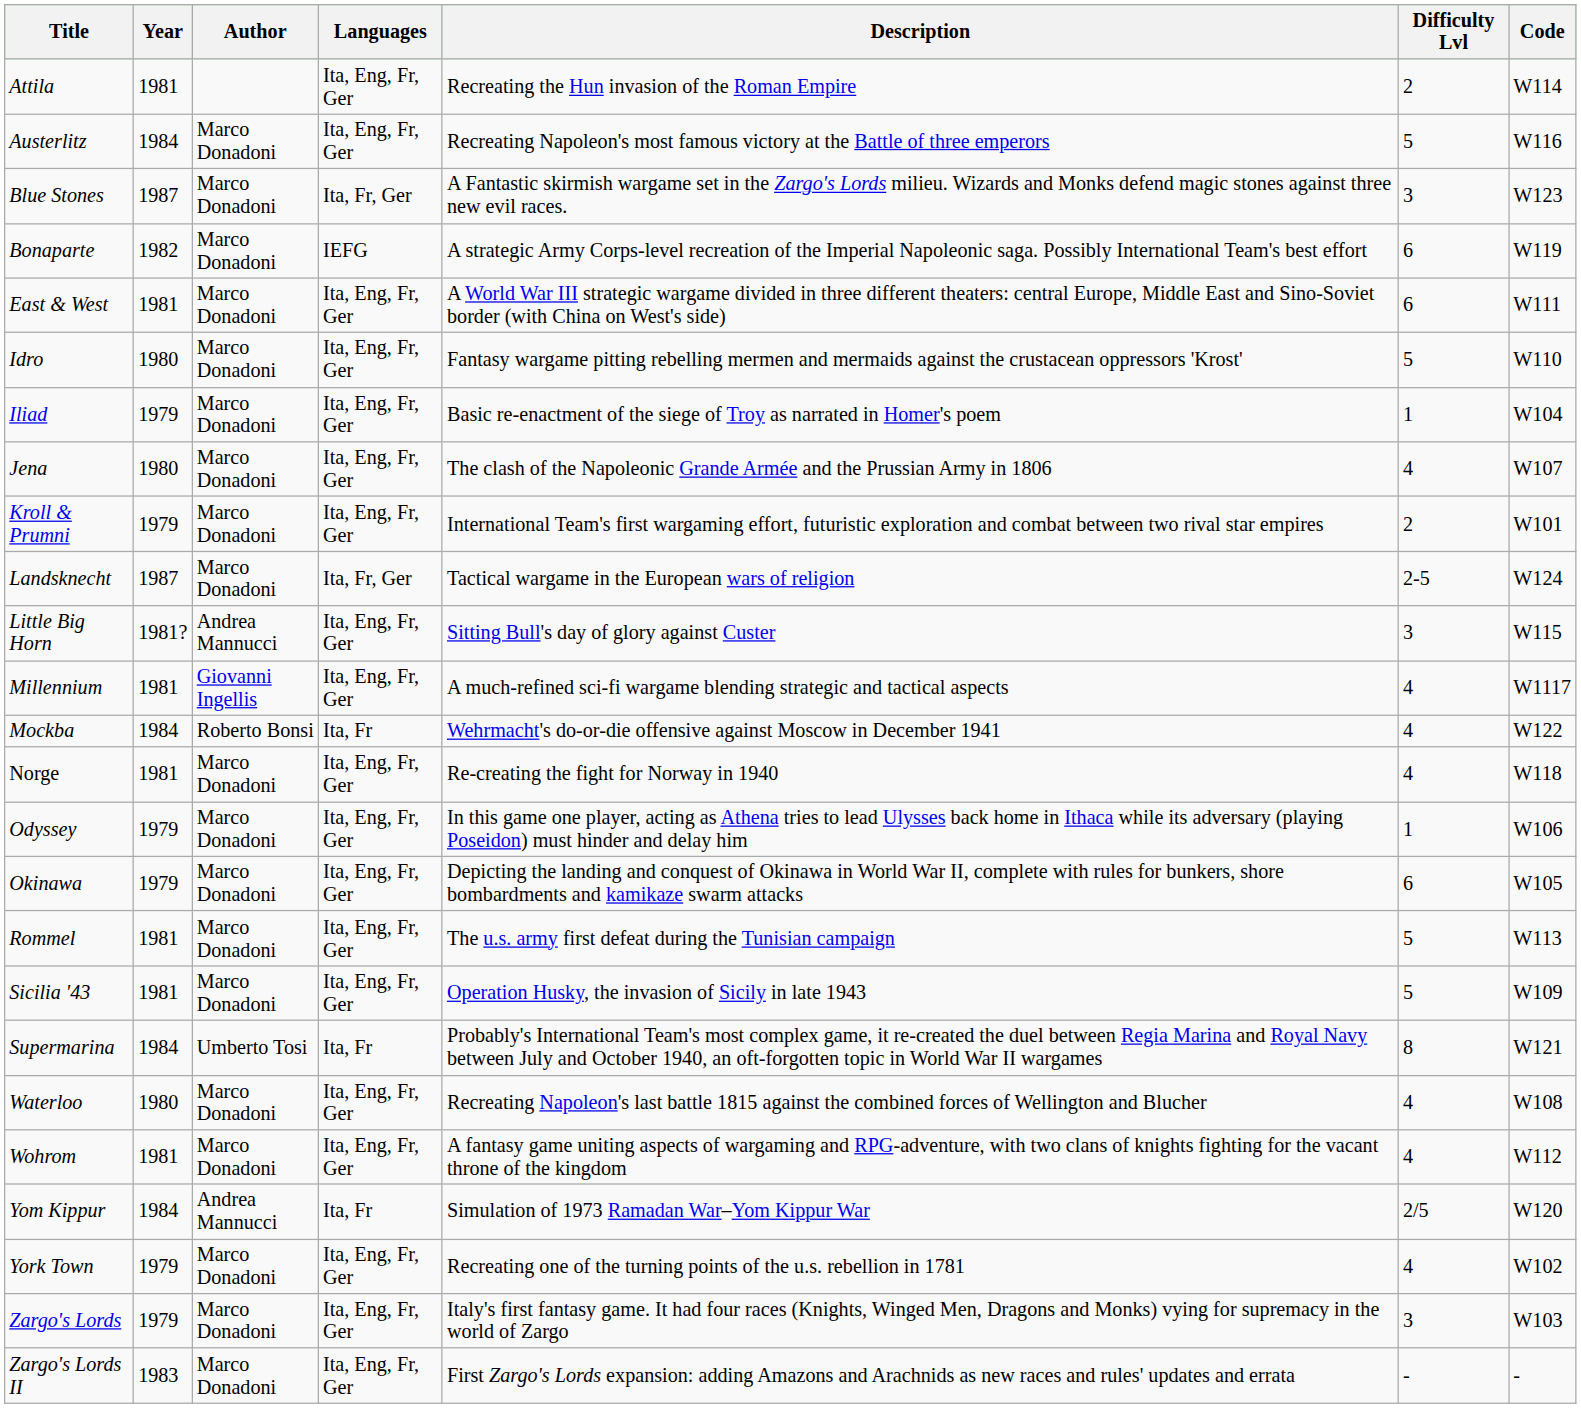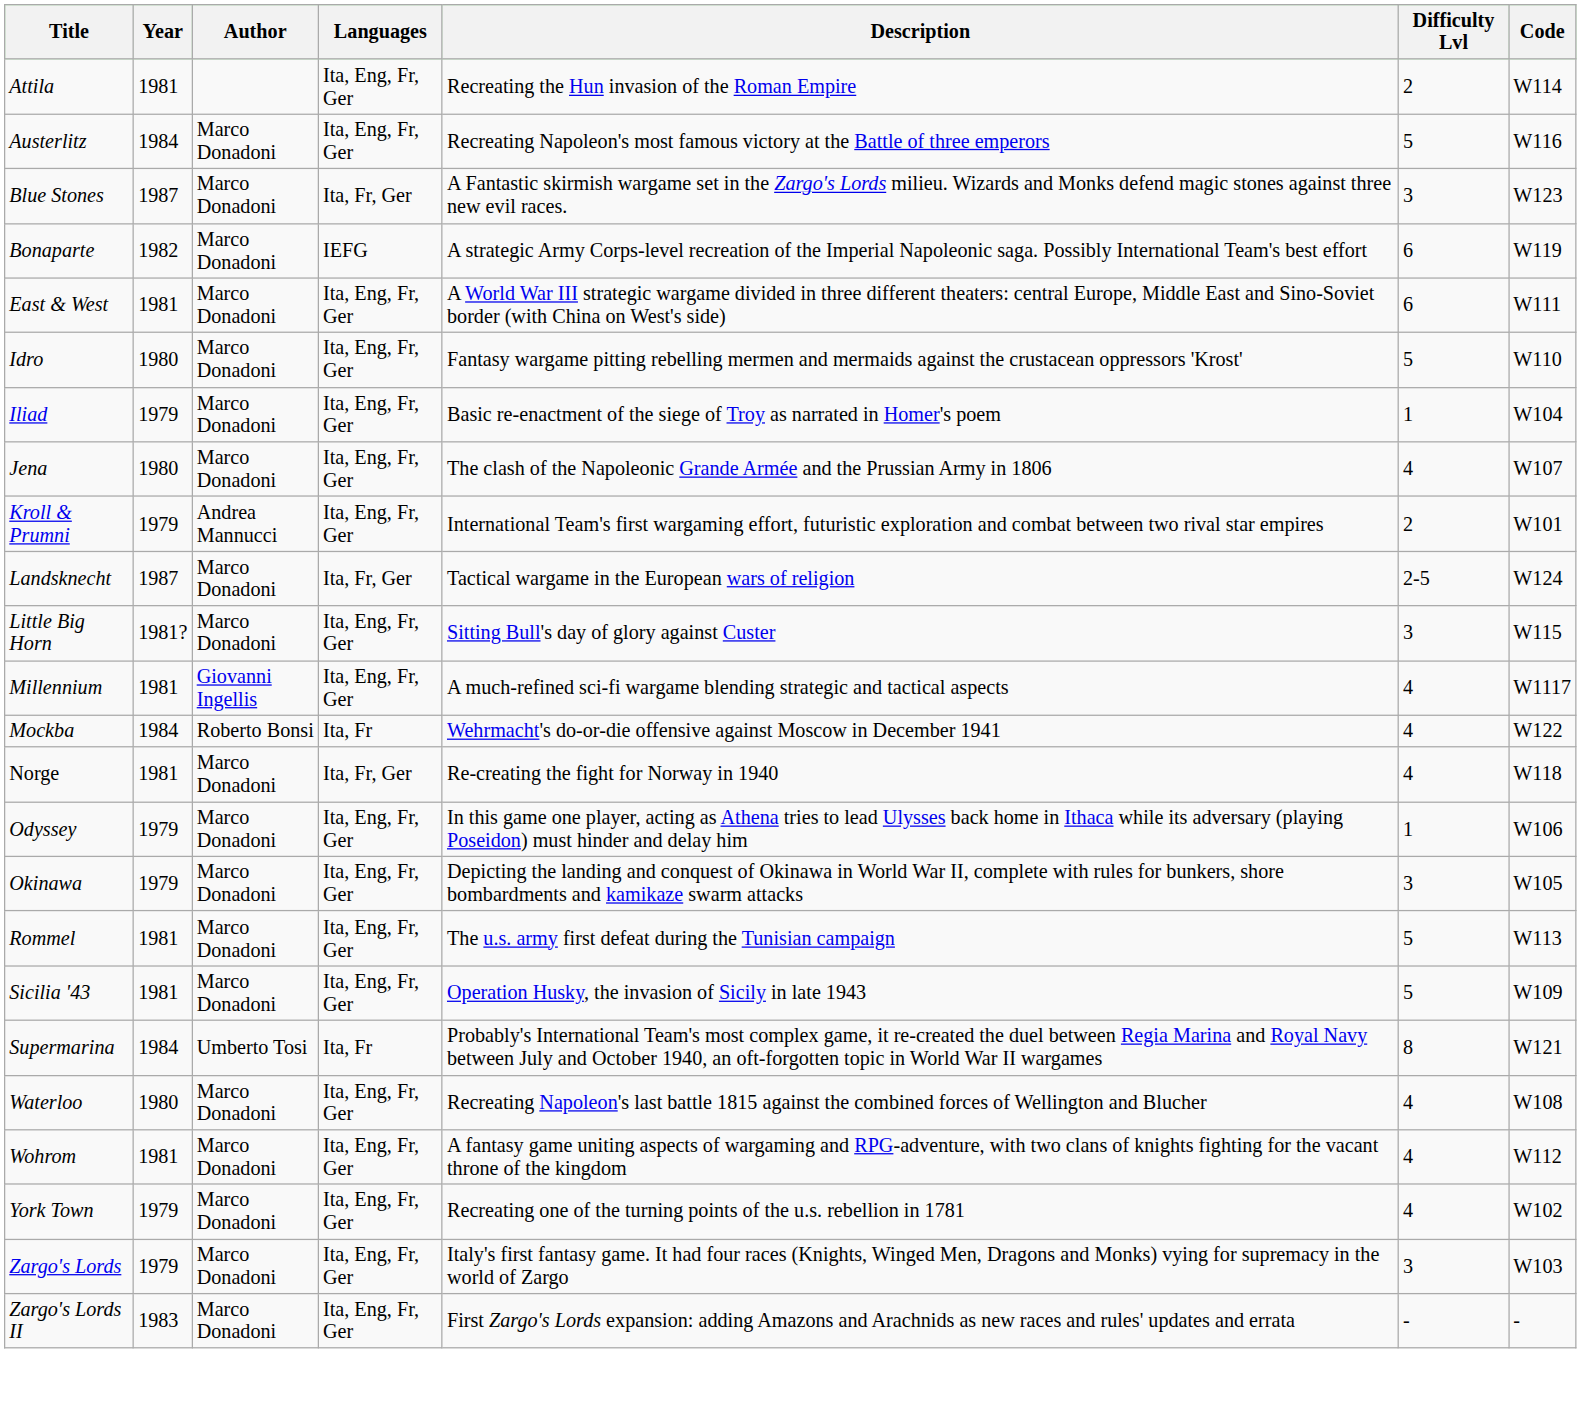(236, 523) Marco Donadoni -> (237, 523) Andrea Mannucci
(237, 633) Andrea Mannucci -> (236, 633) Marco Donadoni
(371, 774) Ita, Eng, Fr, Ger -> (367, 774) Ita, Fr, Ger
(1408, 883) 6 -> (1408, 883) 3
- row: (57, 1211)
